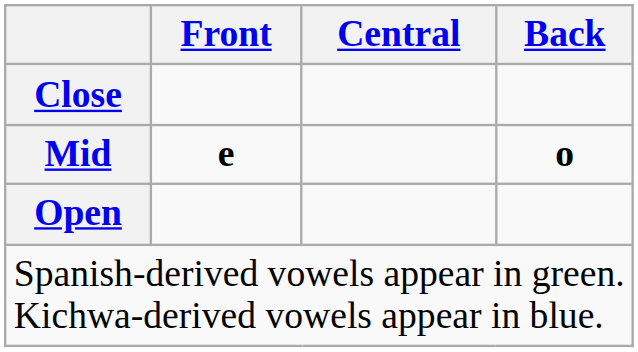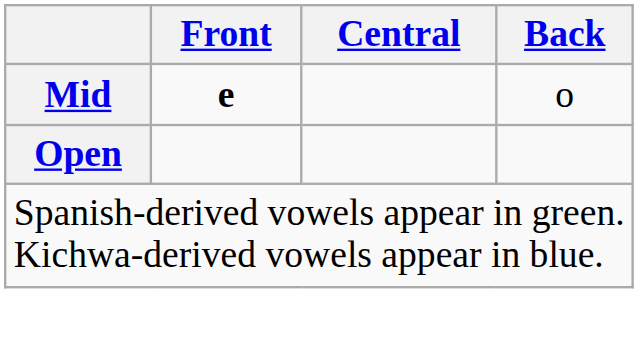- row: (78, 93)
(565, 153) bold -> (565, 93) normal
